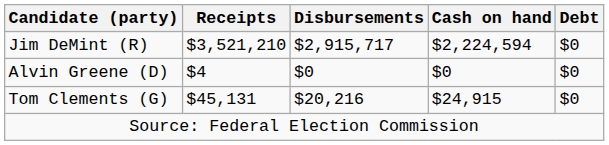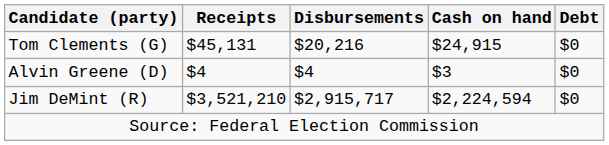rows swapped: (78, 45) <-> (88, 100)
(304, 72) $0 -> (304, 72) $4
(442, 72) $0 -> (442, 72) $3
